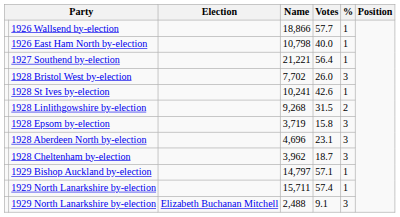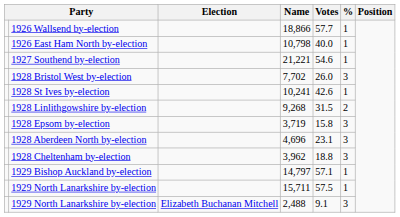(324, 60) 56.4 -> (324, 60) 54.6
(324, 156) 18.7 -> (324, 156) 18.8
(324, 188) 57.4 -> (324, 188) 57.5
